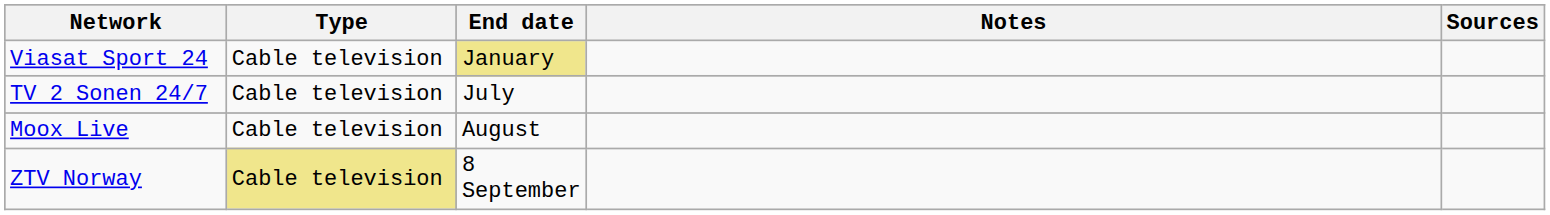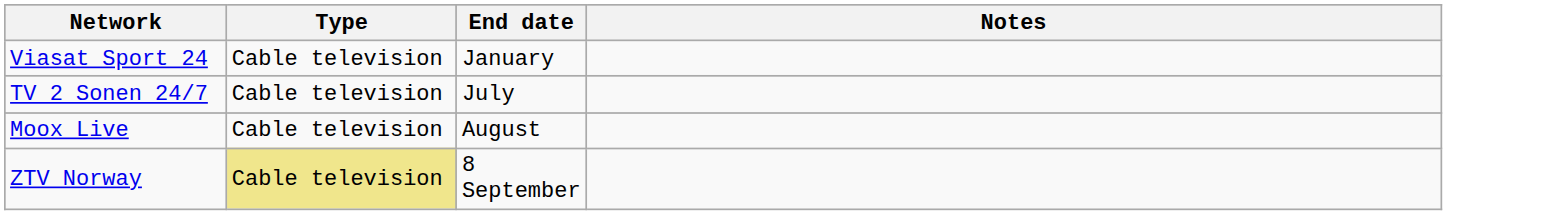- column: (1493, 23)
(508, 59) khaki background -> (508, 59) no background
